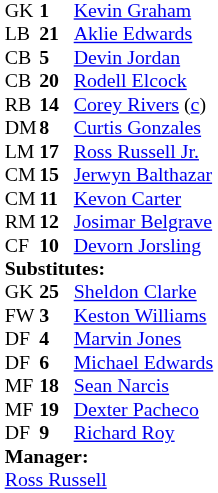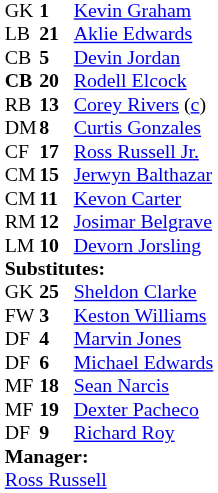(18, 80) normal -> (18, 80) bold
(49, 104) 14 -> (49, 104) 13
(20, 151) LM -> (17, 151) CF
(17, 245) CF -> (20, 245) LM
